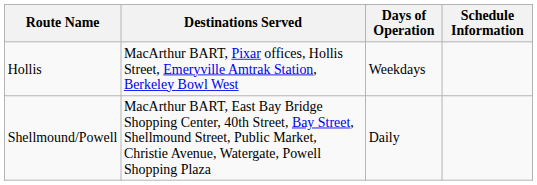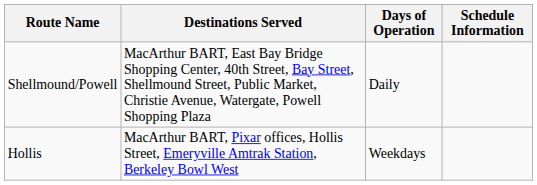rows swapped: (25, 68) <-> (63, 137)
